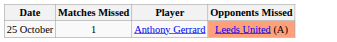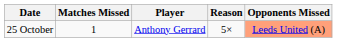+ column: (226, 12)
